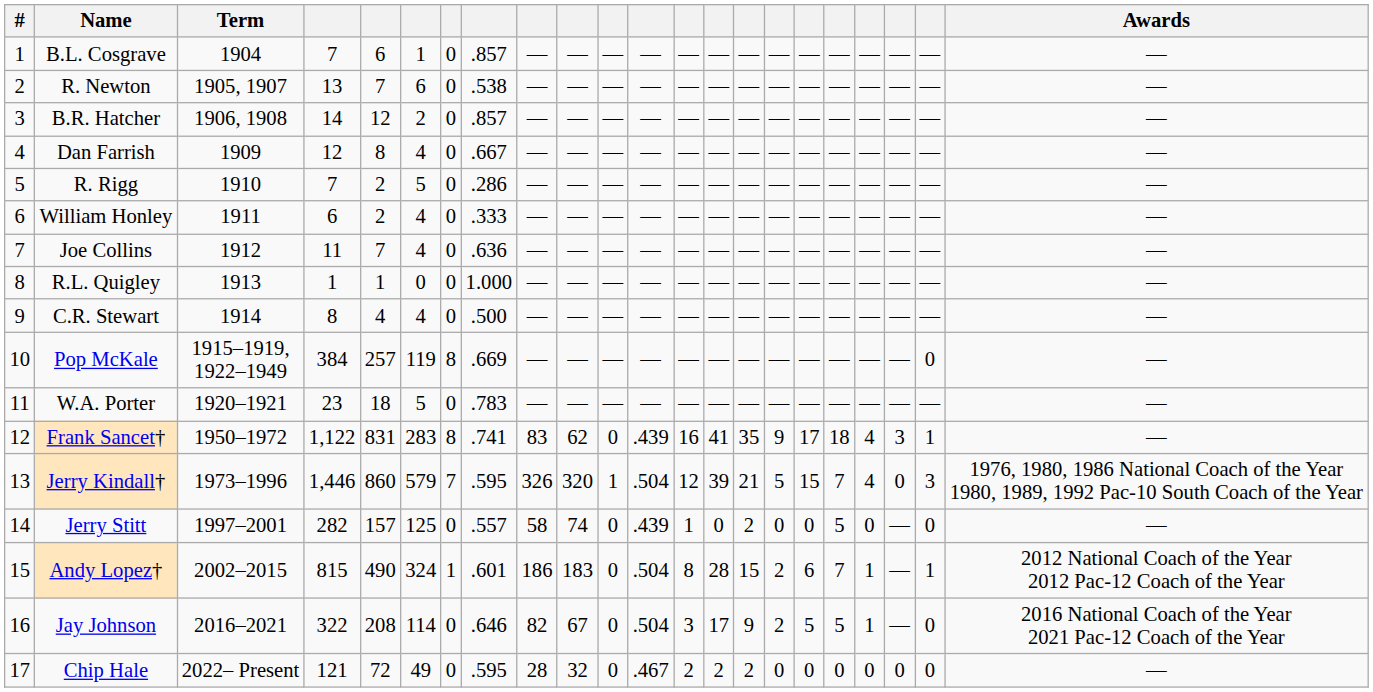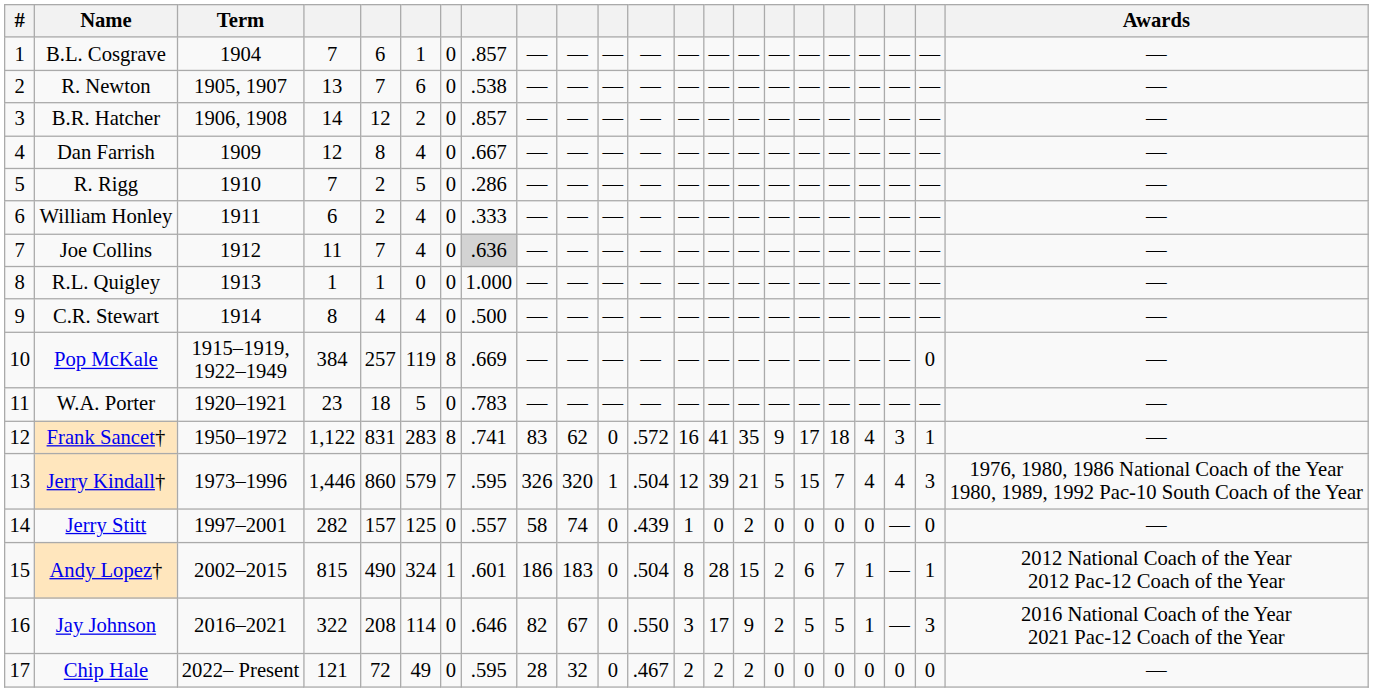(489, 250) no background -> (489, 250) lightgrey background
(651, 436) .439 -> (651, 436) .572
(900, 481) 0 -> (900, 481) 4
(839, 525) 5 -> (839, 525) 0
(651, 625) .504 -> (651, 625) .550
(930, 625) 0 -> (930, 625) 3
